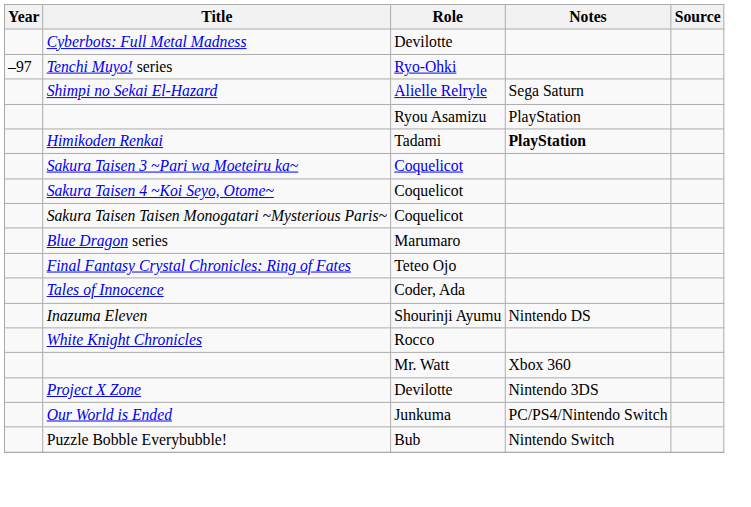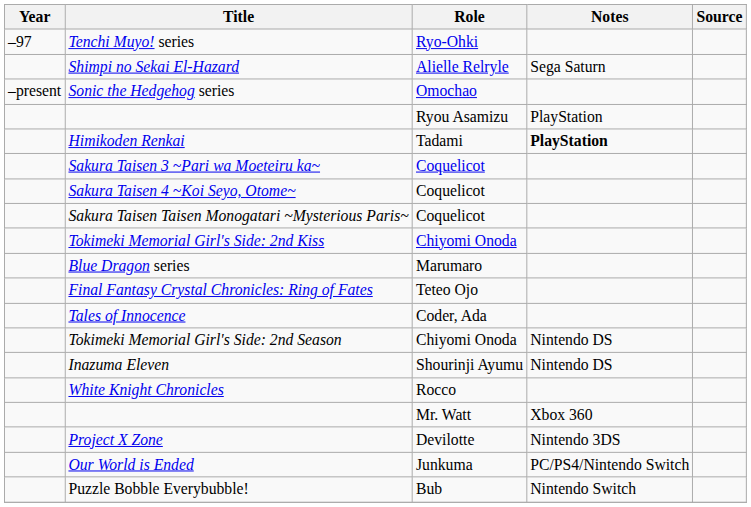- row: (147, 41)
+ row: (151, 91)
+ row: (196, 240)
+ row: (205, 340)
